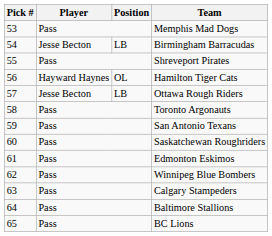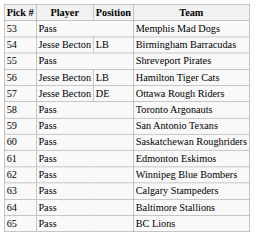(74, 77) Hayward Haynes -> (65, 77) Jesse Becton
(121, 77) OL -> (102, 77) LB
(120, 93) LB -> (103, 93) DE
